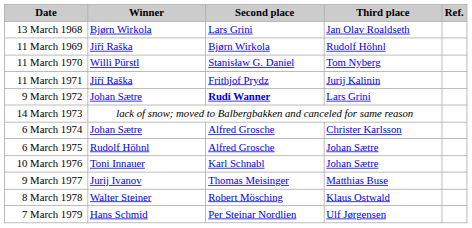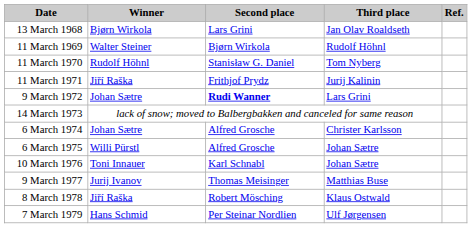(111, 46) Jiří Raška -> (121, 46) Walter Steiner
(115, 63) Willi Pürstl -> (120, 63) Rudolf Höhnl
(120, 147) Rudolf Höhnl -> (115, 147) Willi Pürstl
(121, 197) Walter Steiner -> (111, 197) Jiří Raška
